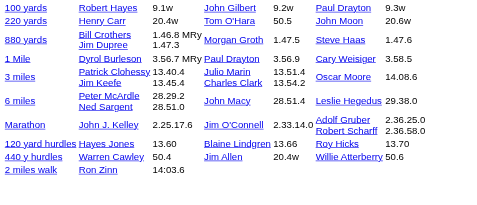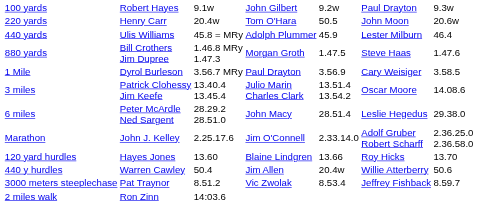+ row: (26, 34)
+ row: (61, 183)
